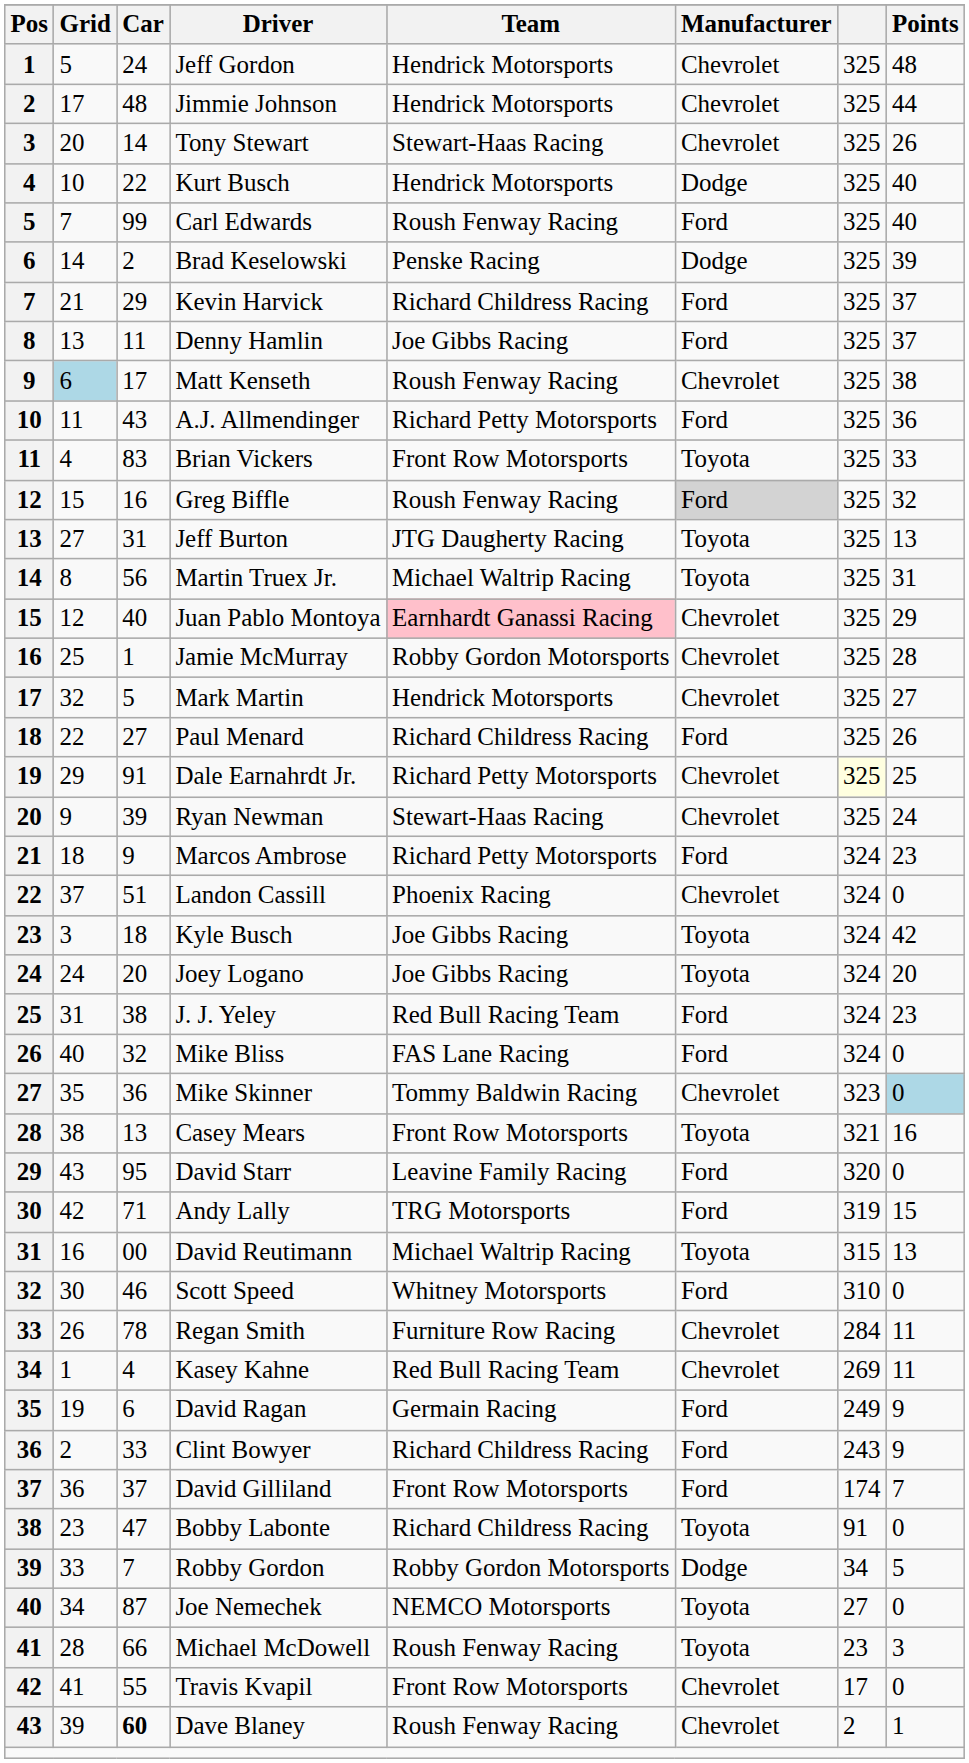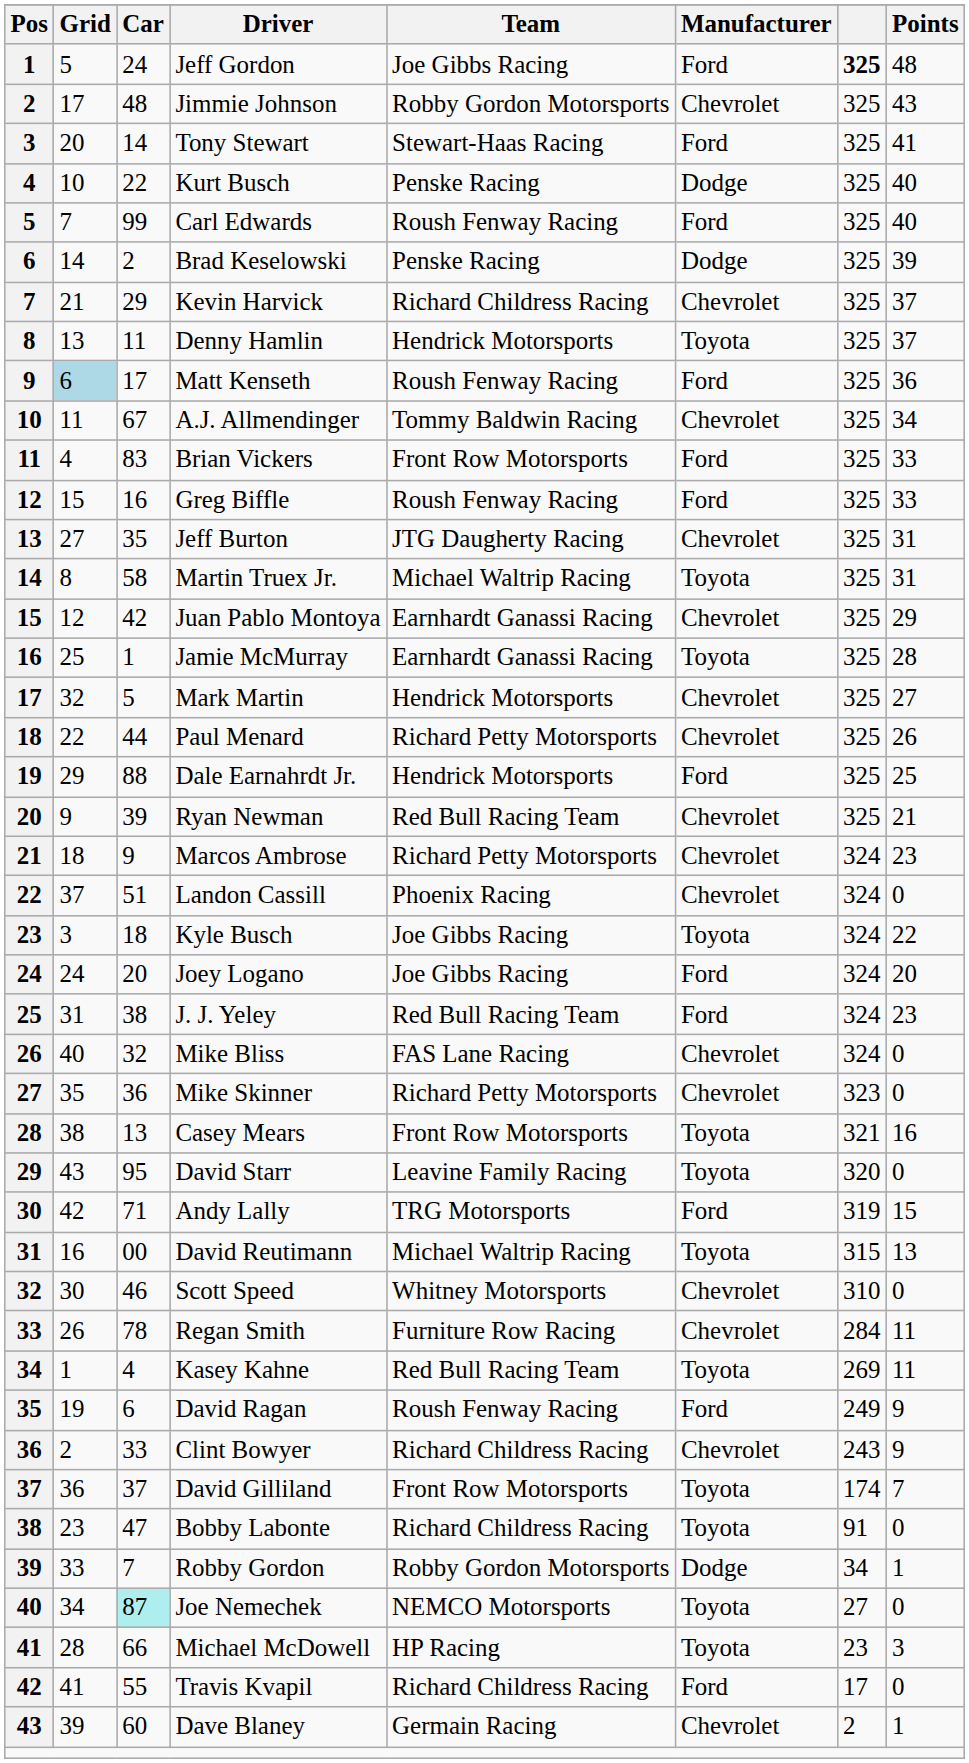(503, 63) Hendrick Motorsports -> (480, 63) Joe Gibbs Racing
(730, 63) Chevrolet -> (705, 63) Ford
(862, 63) normal -> (862, 63) bold
(503, 103) Hendrick Motorsports -> (531, 103) Robby Gordon Motorsports
(905, 103) 44 -> (905, 103) 43
(730, 143) Chevrolet -> (705, 143) Ford
(905, 143) 26 -> (905, 143) 41
(503, 182) Hendrick Motorsports -> (466, 182) Penske Racing
(705, 301) Ford -> (730, 301) Chevrolet
(480, 340) Joe Gibbs Racing -> (503, 340) Hendrick Motorsports
(705, 340) Ford -> (715, 340) Toyota
(730, 380) Chevrolet -> (705, 380) Ford
(905, 380) 38 -> (905, 380) 36
(135, 420) 43 -> (135, 420) 67
(525, 420) Richard Petty Motorsports -> (515, 420) Tommy Baldwin Racing
(705, 420) Ford -> (730, 420) Chevrolet
(905, 420) 36 -> (905, 420) 34
(715, 459) Toyota -> (705, 459) Ford
(705, 499) lightgrey background -> (705, 499) no background
(905, 499) 32 -> (905, 499) 33
(135, 538) 31 -> (135, 538) 35
(715, 538) Toyota -> (730, 538) Chevrolet
(905, 538) 13 -> (905, 538) 31
(135, 578) 56 -> (135, 578) 58
(135, 618) 40 -> (135, 618) 42
(522, 618) pink background -> (522, 618) no background
(531, 657) Robby Gordon Motorsports -> (522, 657) Earnhardt Ganassi Racing
(730, 657) Chevrolet -> (715, 657) Toyota
(135, 736) 27 -> (135, 736) 44
(520, 736) Richard Childress Racing -> (525, 736) Richard Petty Motorsports
(705, 736) Ford -> (730, 736) Chevrolet
(135, 776) 91 -> (135, 776) 88
(525, 776) Richard Petty Motorsports -> (503, 776) Hendrick Motorsports
(730, 776) Chevrolet -> (705, 776) Ford
(862, 776) lightyellow background -> (862, 776) no background
(498, 815) Stewart-Haas Racing -> (506, 815) Red Bull Racing Team
(905, 815) 24 -> (905, 815) 21
(705, 855) Ford -> (730, 855) Chevrolet
(905, 934) 42 -> (905, 934) 22
(715, 974) Toyota -> (705, 974) Ford
(705, 1053) Ford -> (730, 1053) Chevrolet
(515, 1093) Tommy Baldwin Racing -> (525, 1093) Richard Petty Motorsports
(898, 1093) lightblue background -> (898, 1093) no background
(705, 1172) Ford -> (715, 1172) Toyota
(705, 1291) Ford -> (730, 1291) Chevrolet
(730, 1370) Chevrolet -> (715, 1370) Toyota
(474, 1409) Germain Racing -> (505, 1409) Roush Fenway Racing
(705, 1449) Ford -> (730, 1449) Chevrolet
(705, 1488) Ford -> (715, 1488) Toyota
(898, 1568) 5 -> (898, 1568) 1
(135, 1607) no background -> (135, 1607) paleturquoise background
(505, 1647) Roush Fenway Racing -> (446, 1647) HP Racing
(510, 1686) Front Row Motorsports -> (520, 1686) Richard Childress Racing
(730, 1686) Chevrolet -> (705, 1686) Ford
(135, 1726) bold -> (135, 1726) normal
(505, 1726) Roush Fenway Racing -> (474, 1726) Germain Racing
